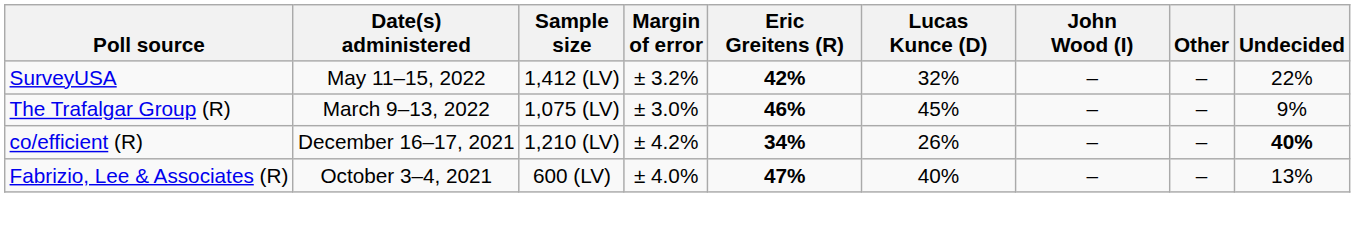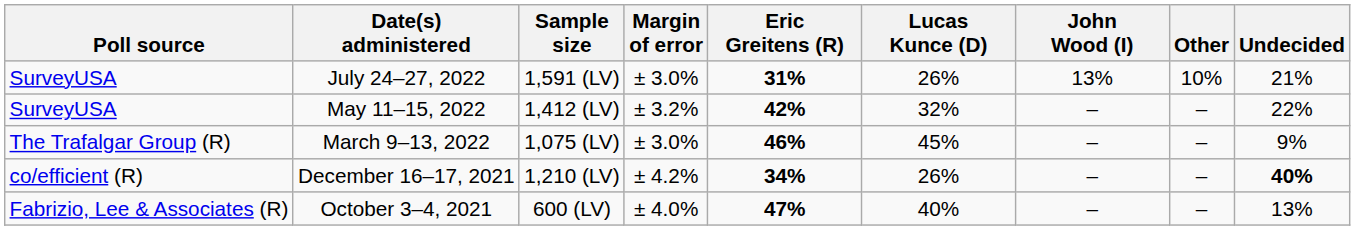+ row: (406, 77)
